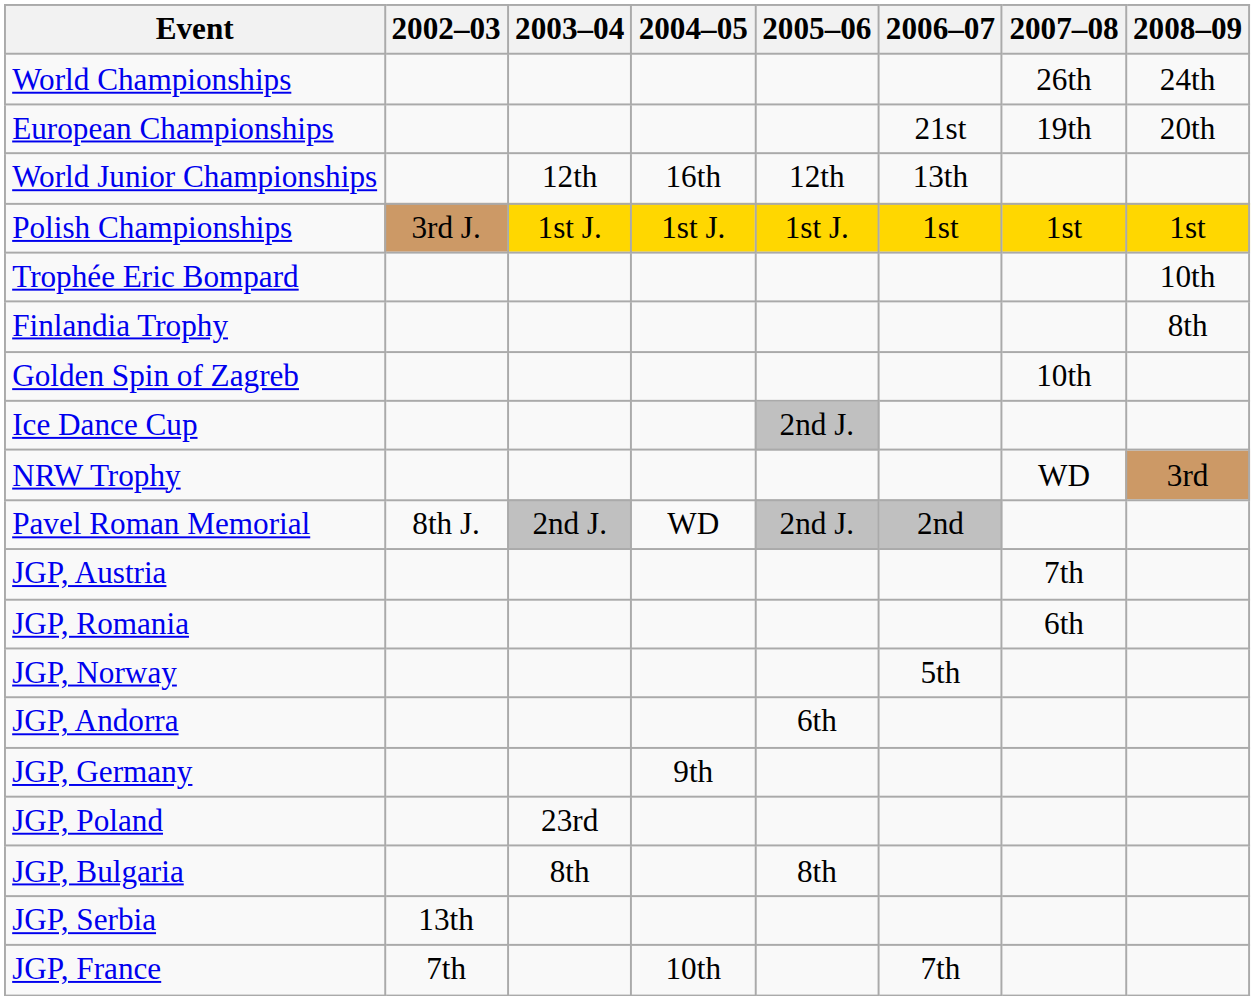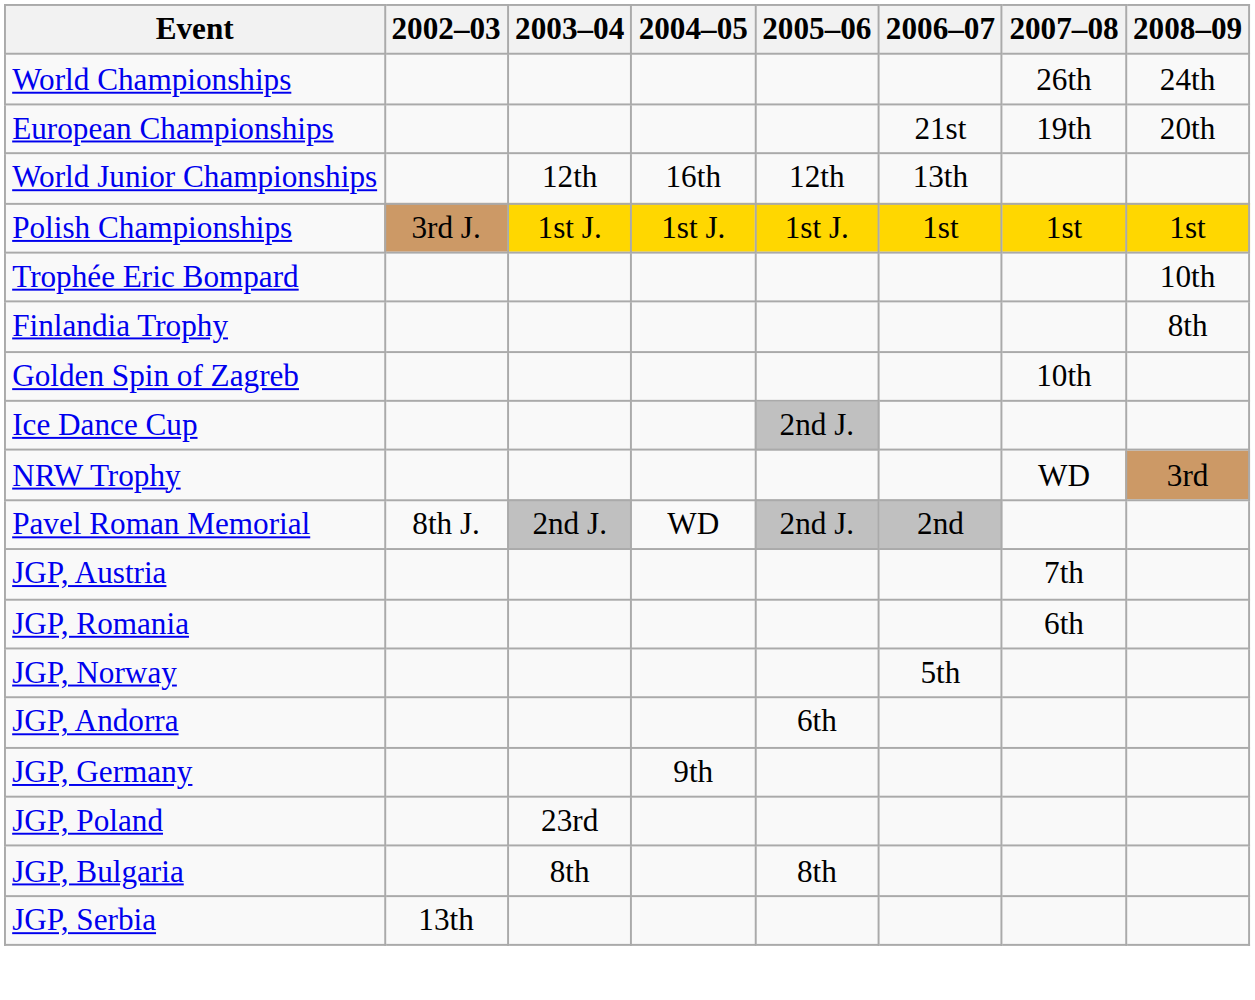- row: (87, 969)
